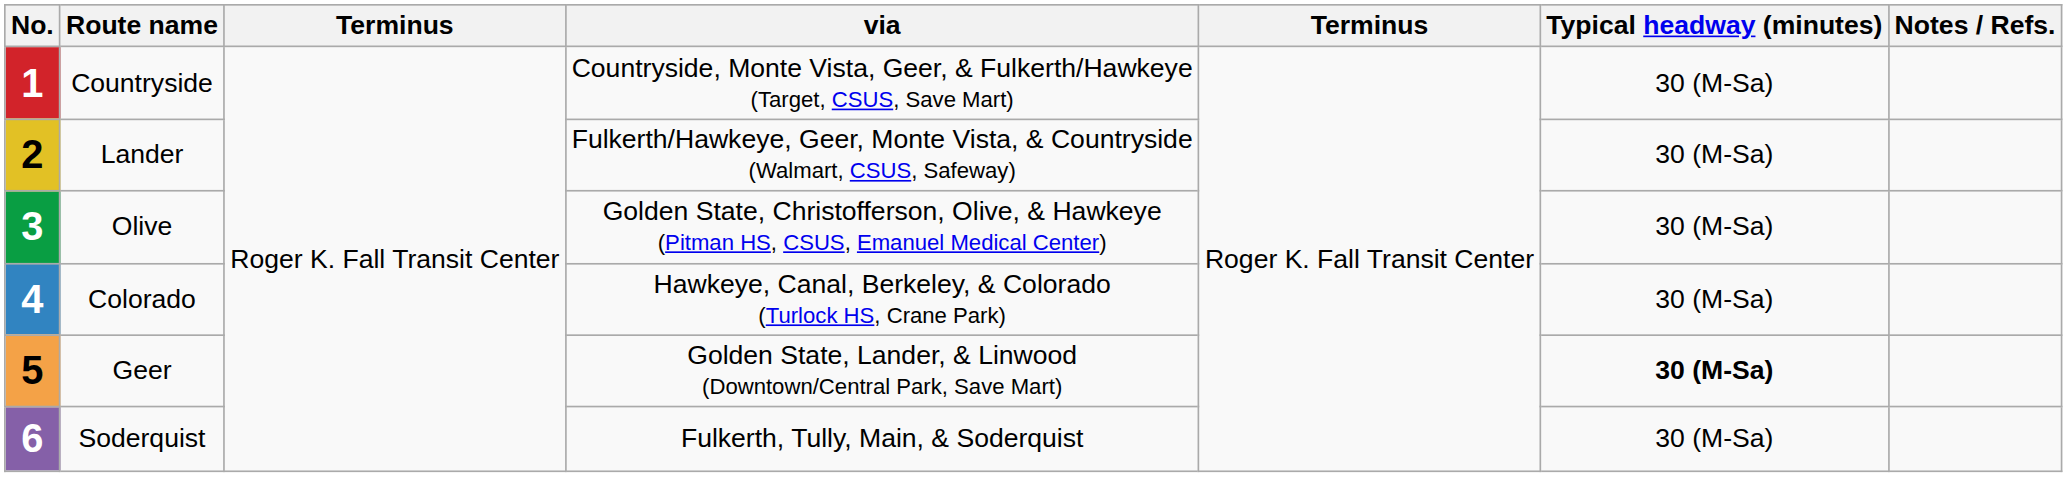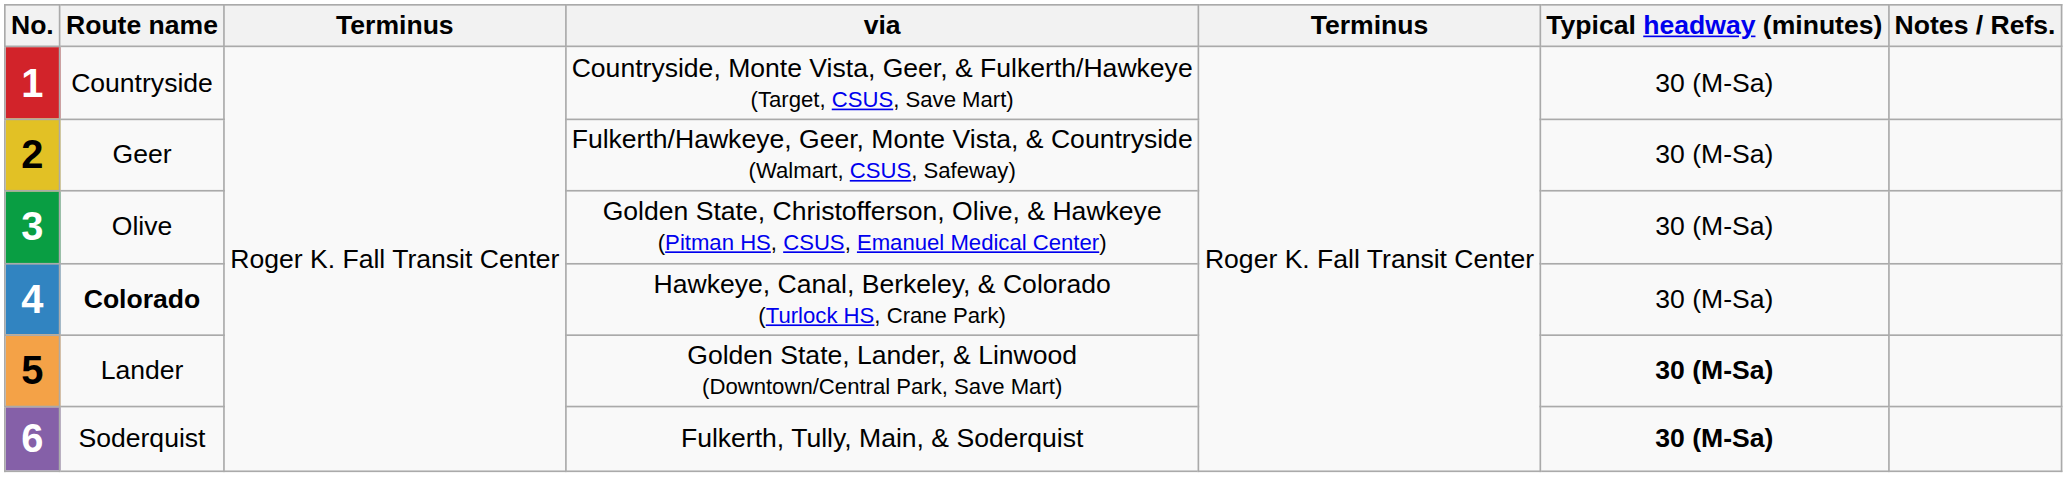(142, 154) Lander -> (142, 154) Geer
(142, 298) normal -> (142, 298) bold
(142, 370) Geer -> (142, 370) Lander
(1714, 438) normal -> (1714, 438) bold
